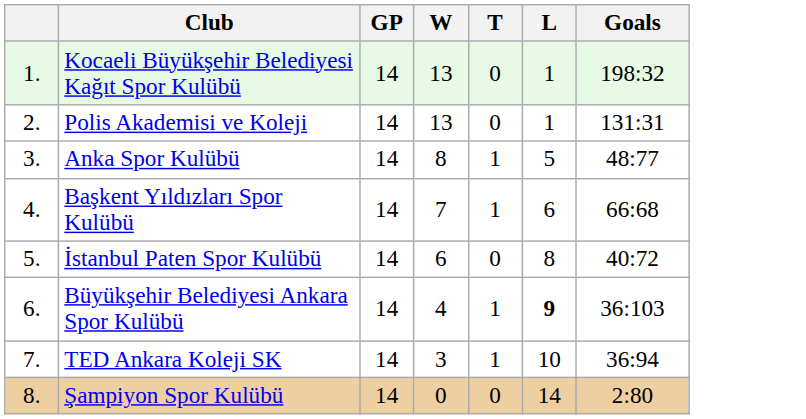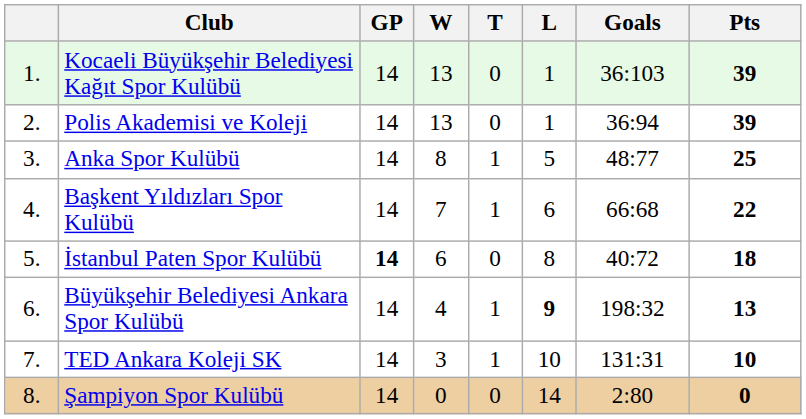+ column: (745, 22)
(632, 72) 198:32 -> (632, 72) 36:103
(632, 122) 131:31 -> (632, 122) 36:94
(387, 259) normal -> (387, 259) bold
(632, 308) 36:103 -> (632, 308) 198:32
(632, 358) 36:94 -> (632, 358) 131:31
